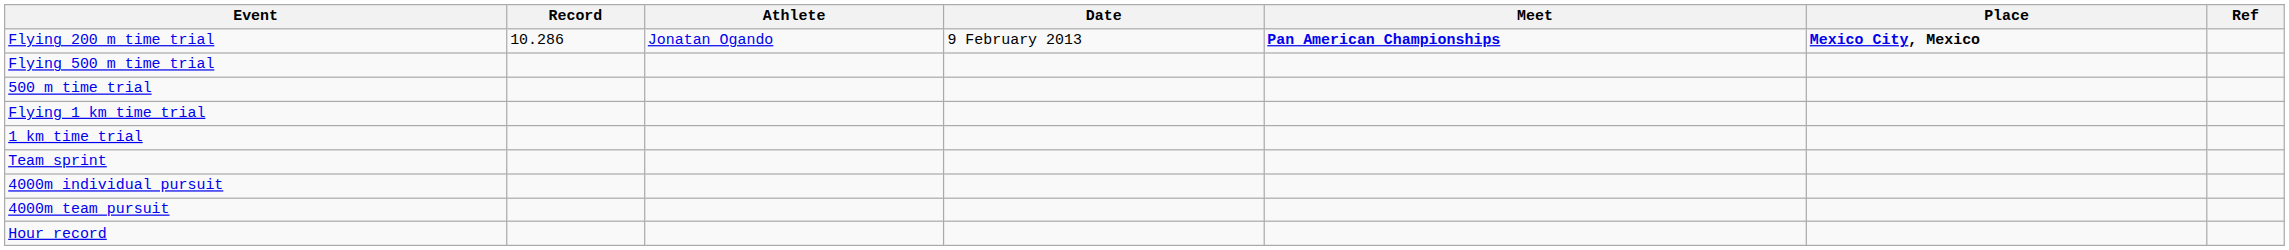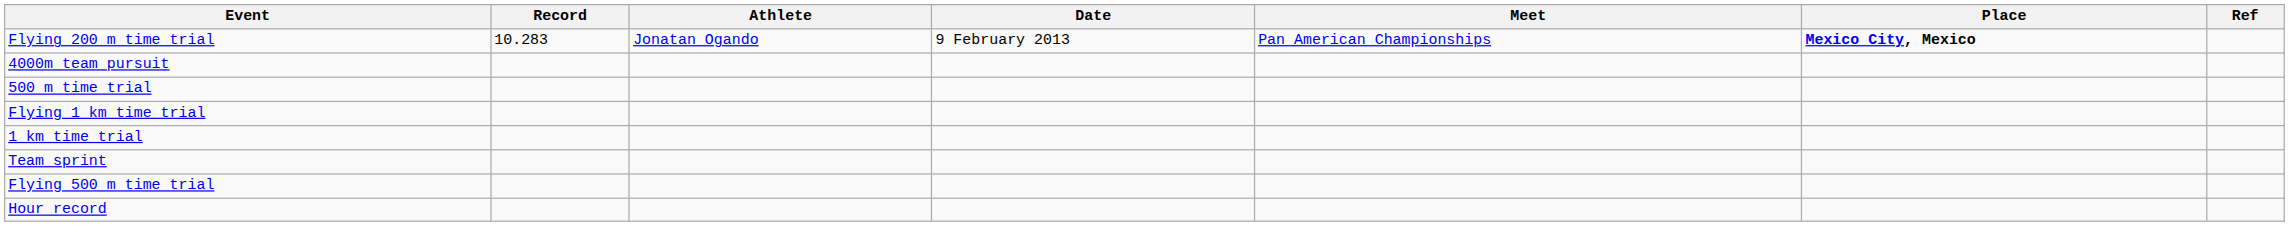(537, 41) 10.286 -> (521, 41) 10.283
(1384, 41) bold -> (1375, 41) normal
rows swapped: (111, 65) <-> (89, 210)
- row: (116, 186)
